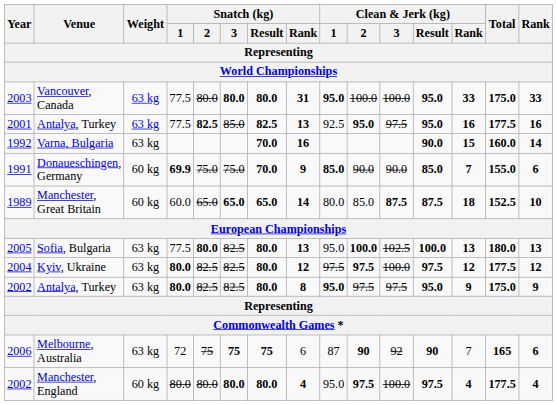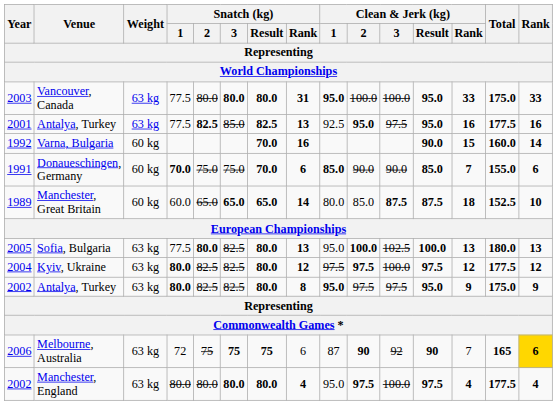(145, 143) 63 kg -> (145, 143) 60 kg
(180, 169) 69.9 -> (180, 169) 70.0
(303, 169) 9 -> (303, 169) 6
(536, 351) no background -> (536, 351) gold background
(145, 384) 60 kg -> (145, 384) 63 kg
